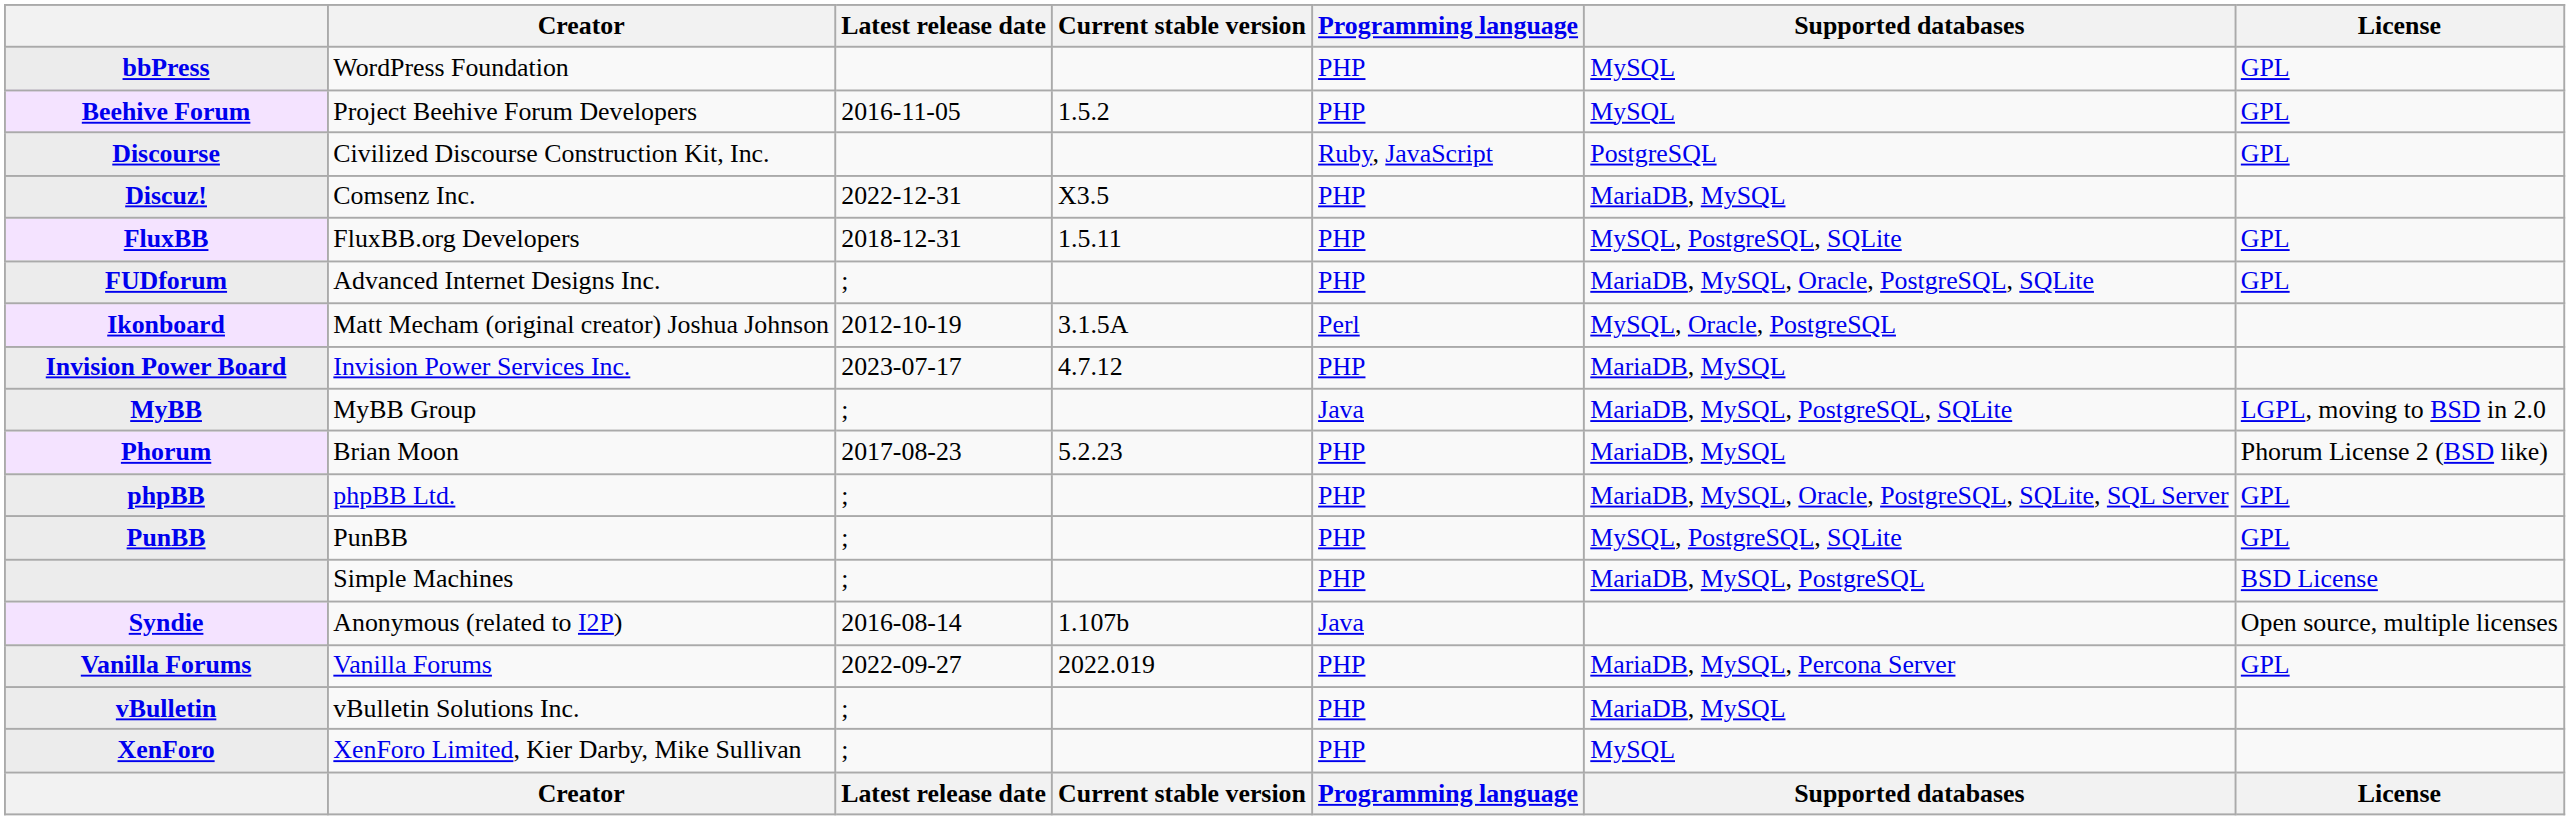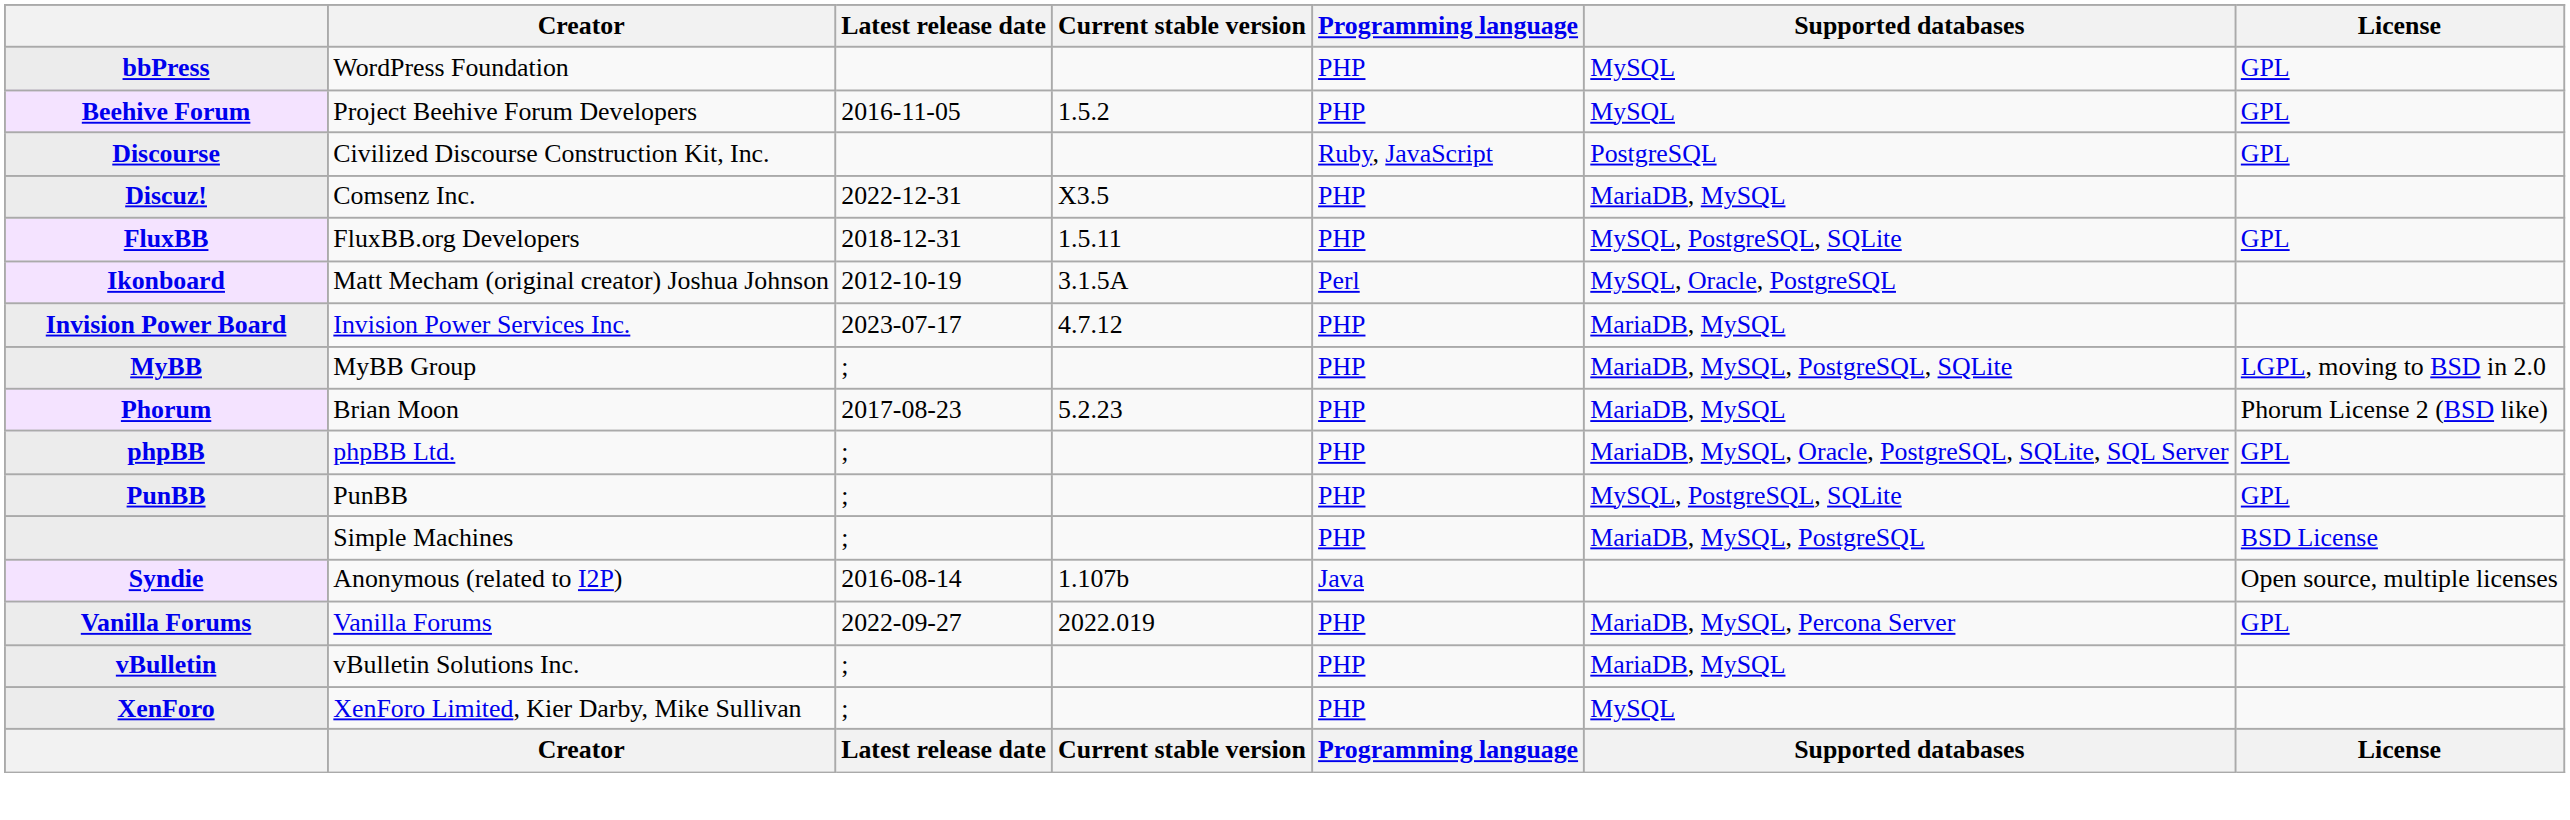- row: (166, 281)
(1341, 409) Java -> (1342, 366) PHP
